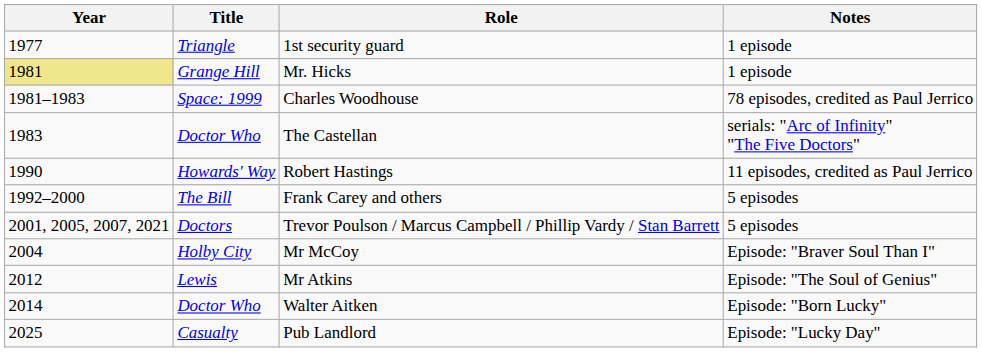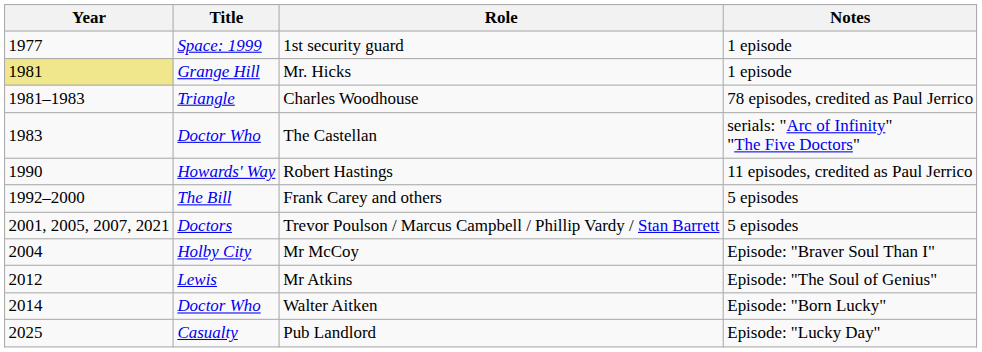(206, 44) Triangle -> (220, 44) Space: 1999
(220, 98) Space: 1999 -> (206, 98) Triangle
